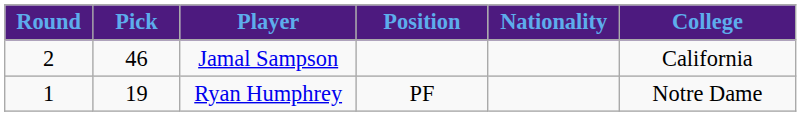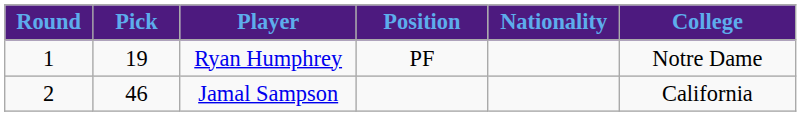rows swapped: (268, 93) <-> (268, 57)
